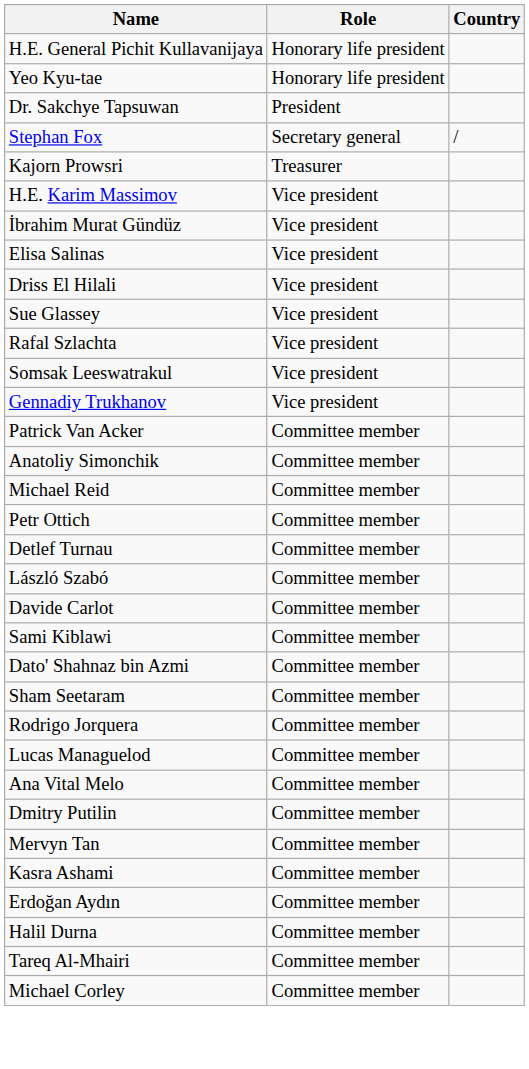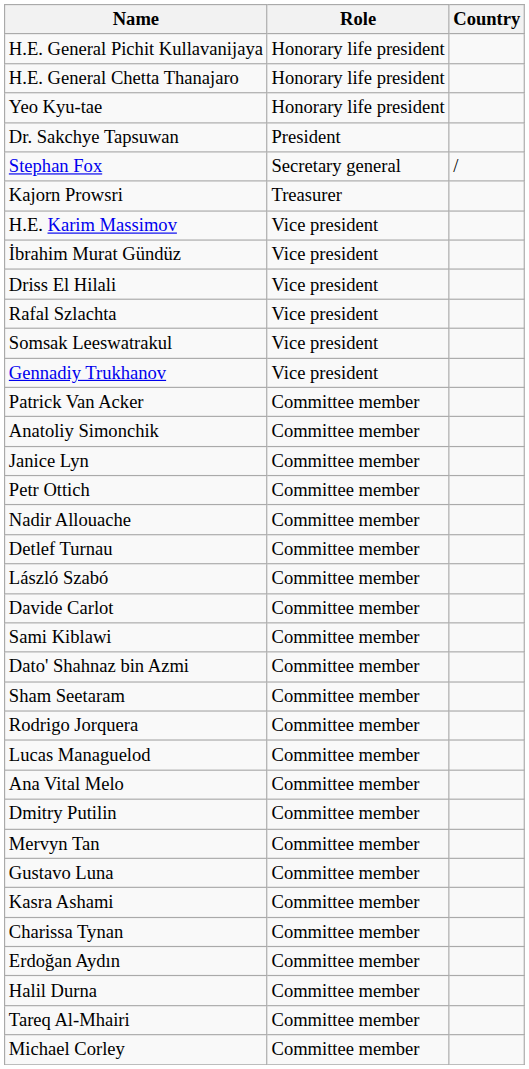+ row: (124, 78)
- row: (57, 254)
- row: (54, 313)
+ row: (49, 460)
- row: (59, 490)
+ row: (70, 519)
+ row: (61, 872)
+ row: (66, 931)
